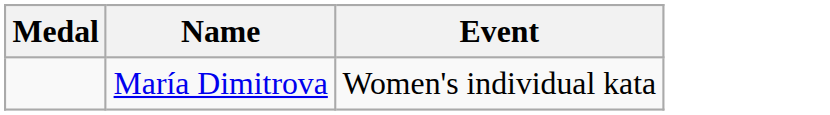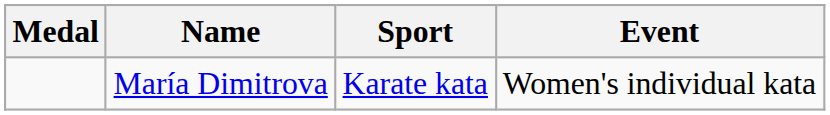+ column: (415, 30)
